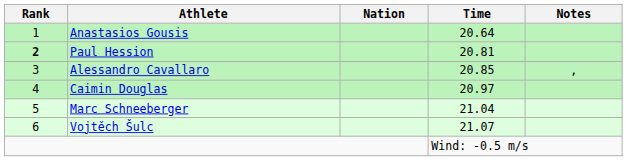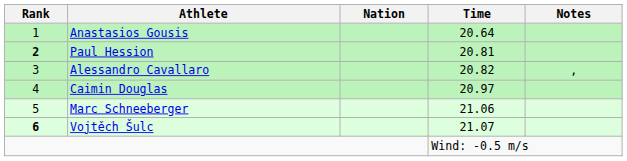(477, 70) 20.85 -> (477, 70) 20.82
(477, 108) 21.04 -> (477, 108) 21.06
(36, 127) normal -> (36, 127) bold
